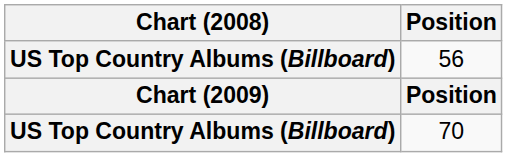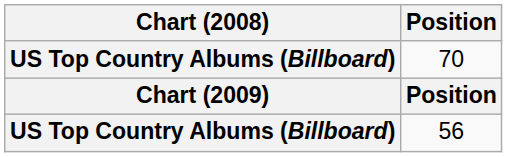rows swapped: (451, 59) <-> (451, 132)
